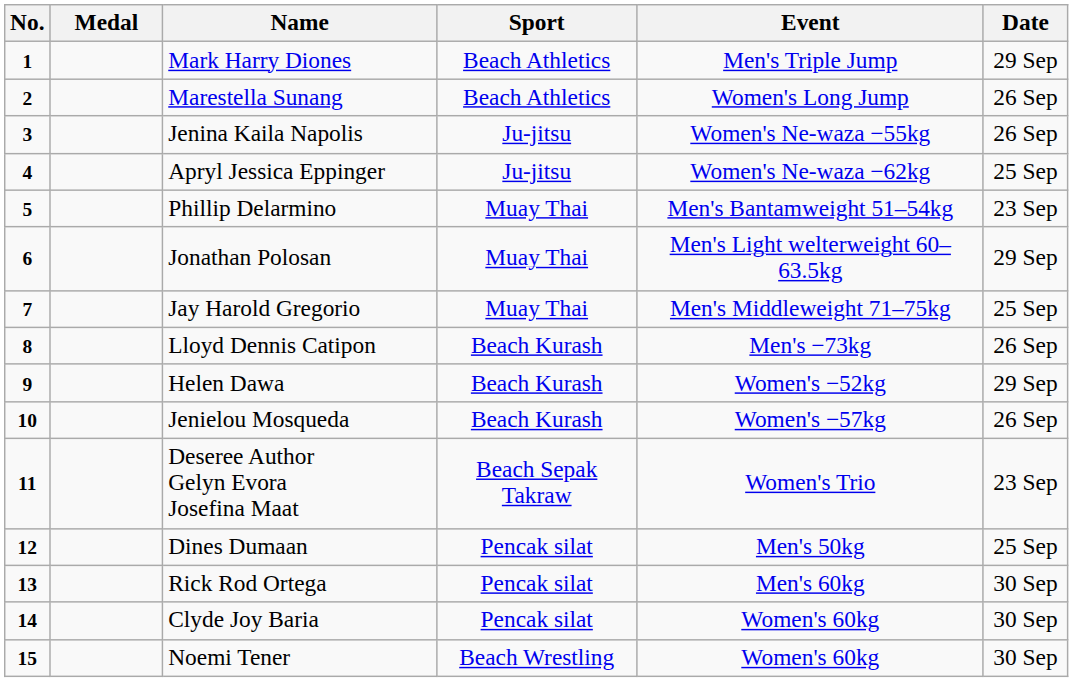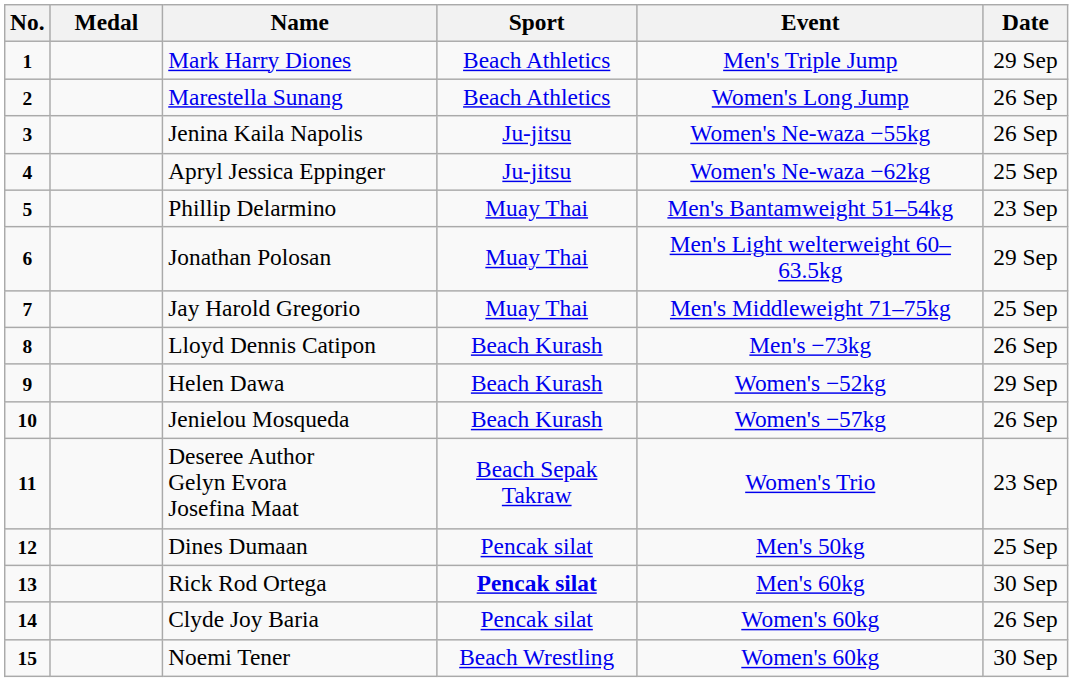(537, 583) normal -> (537, 583) bold
(1025, 620) 30 Sep -> (1025, 620) 26 Sep
